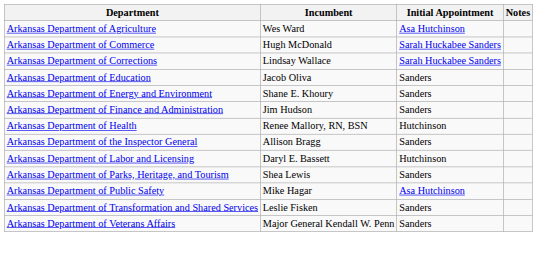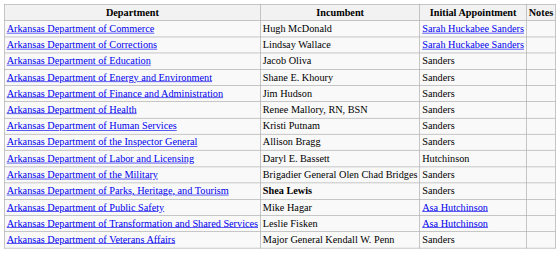- row: (81, 28)
(423, 126) Hutchinson -> (438, 110) Sanders
+ row: (92, 126)
+ row: (82, 175)
(287, 175) normal -> (287, 191) bold
(415, 207) Sanders -> (455, 223) Asa Hutchinson
